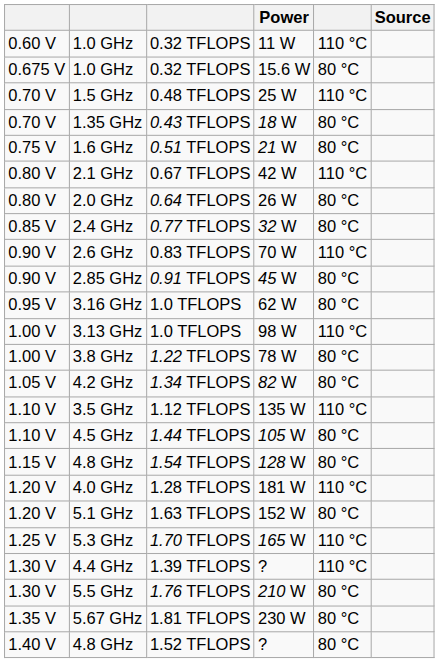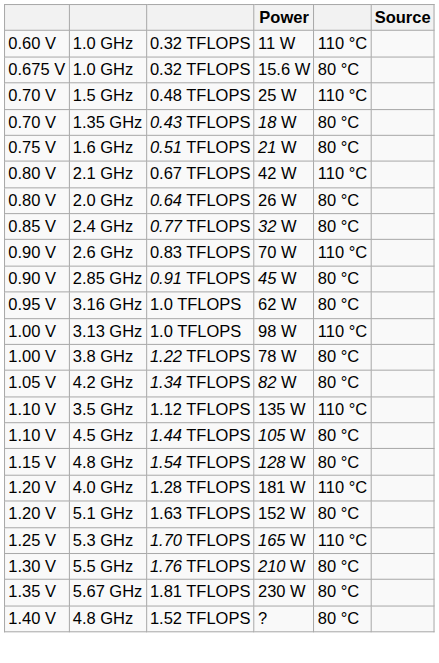- row: (103, 566)
